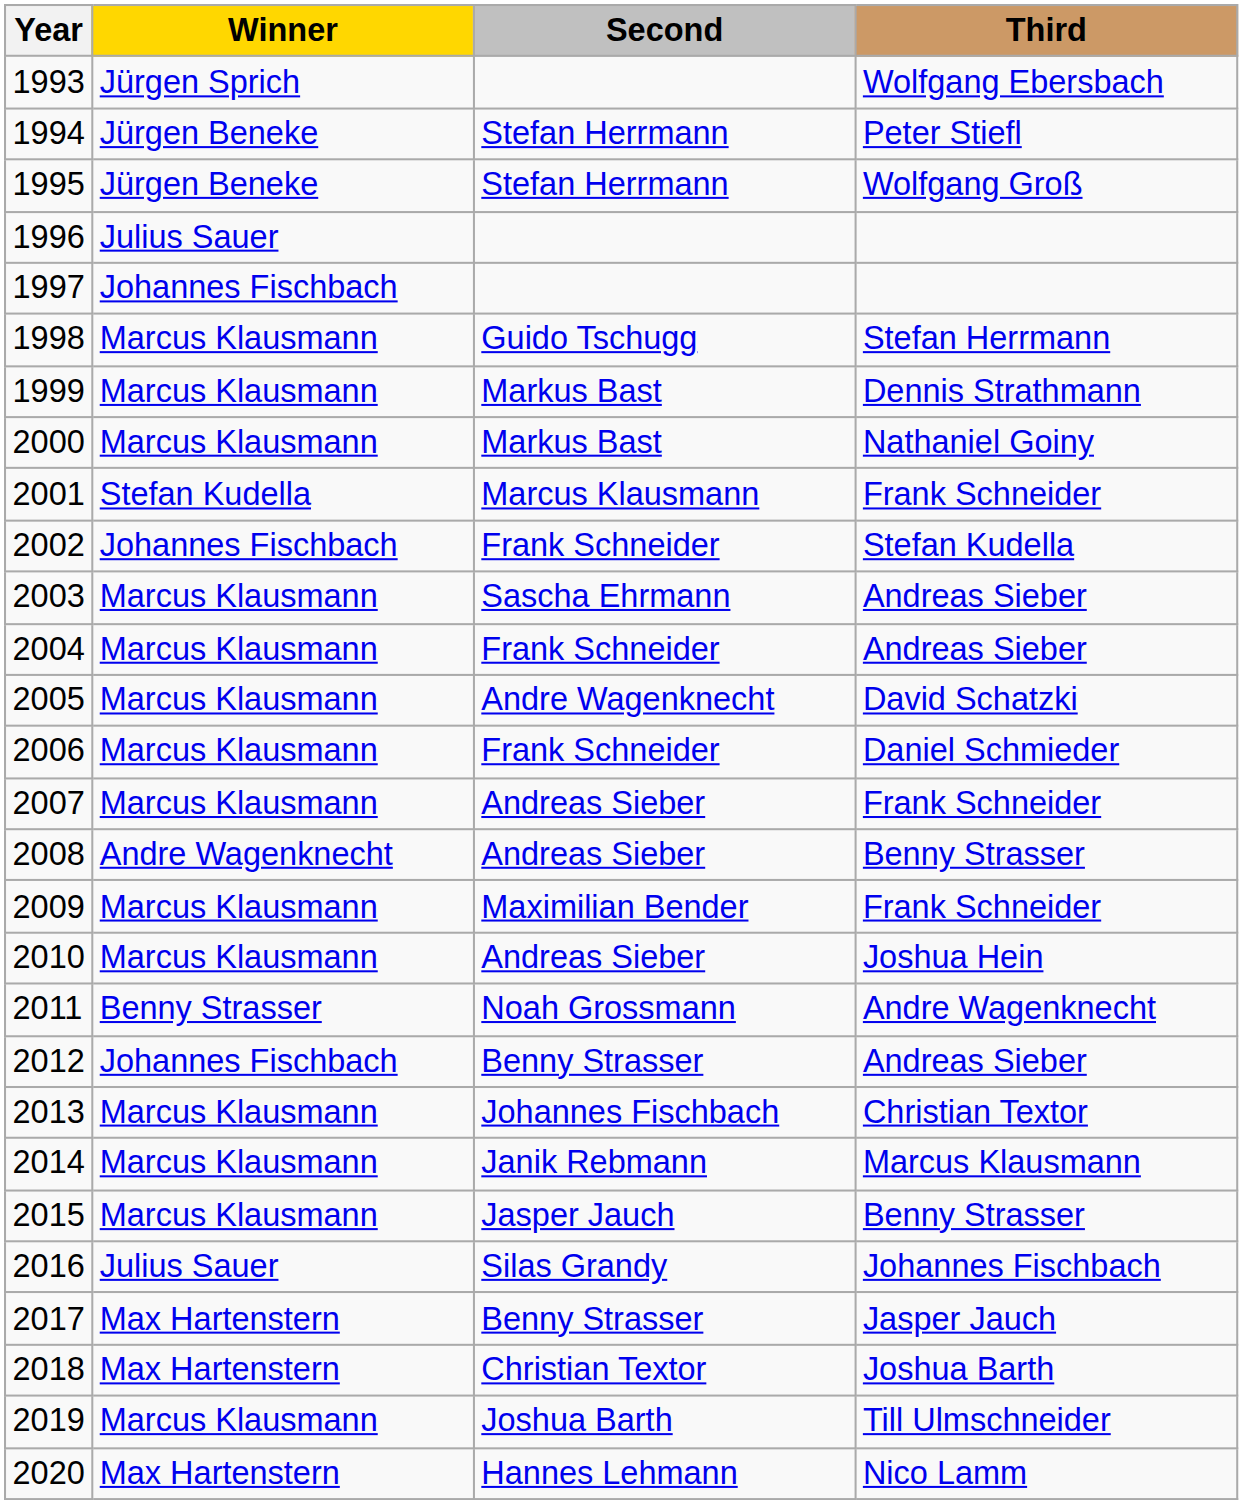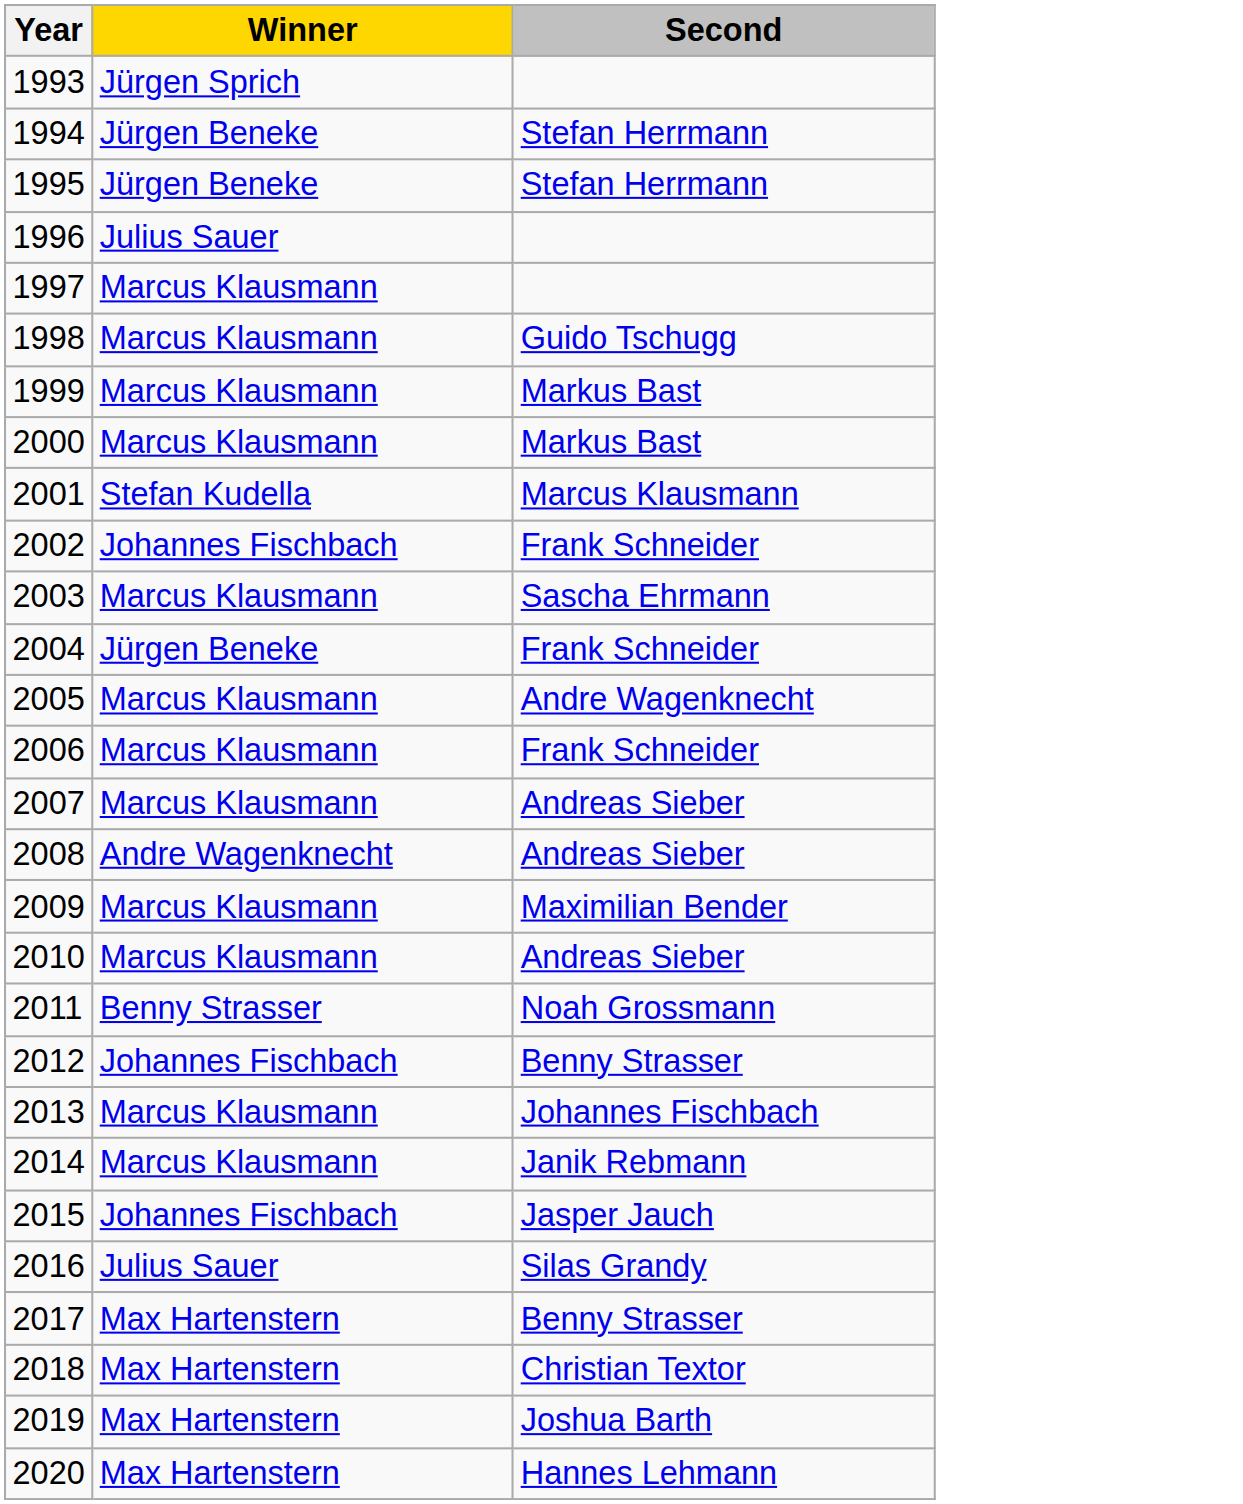- column: (1046, 30)
(249, 287) Johannes Fischbach -> (239, 287) Marcus Klausmann
(239, 648) Marcus Klausmann -> (209, 648) Jürgen Beneke
(239, 1215) Marcus Klausmann -> (249, 1215) Johannes Fischbach
(239, 1421) Marcus Klausmann -> (220, 1421) Max Hartenstern
